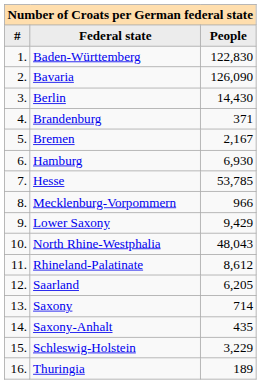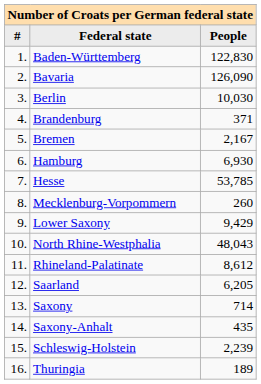(235, 98) 14,430 -> (235, 98) 10,030
(243, 202) 966 -> (243, 202) 260
(238, 347) 3,229 -> (238, 347) 2,239
